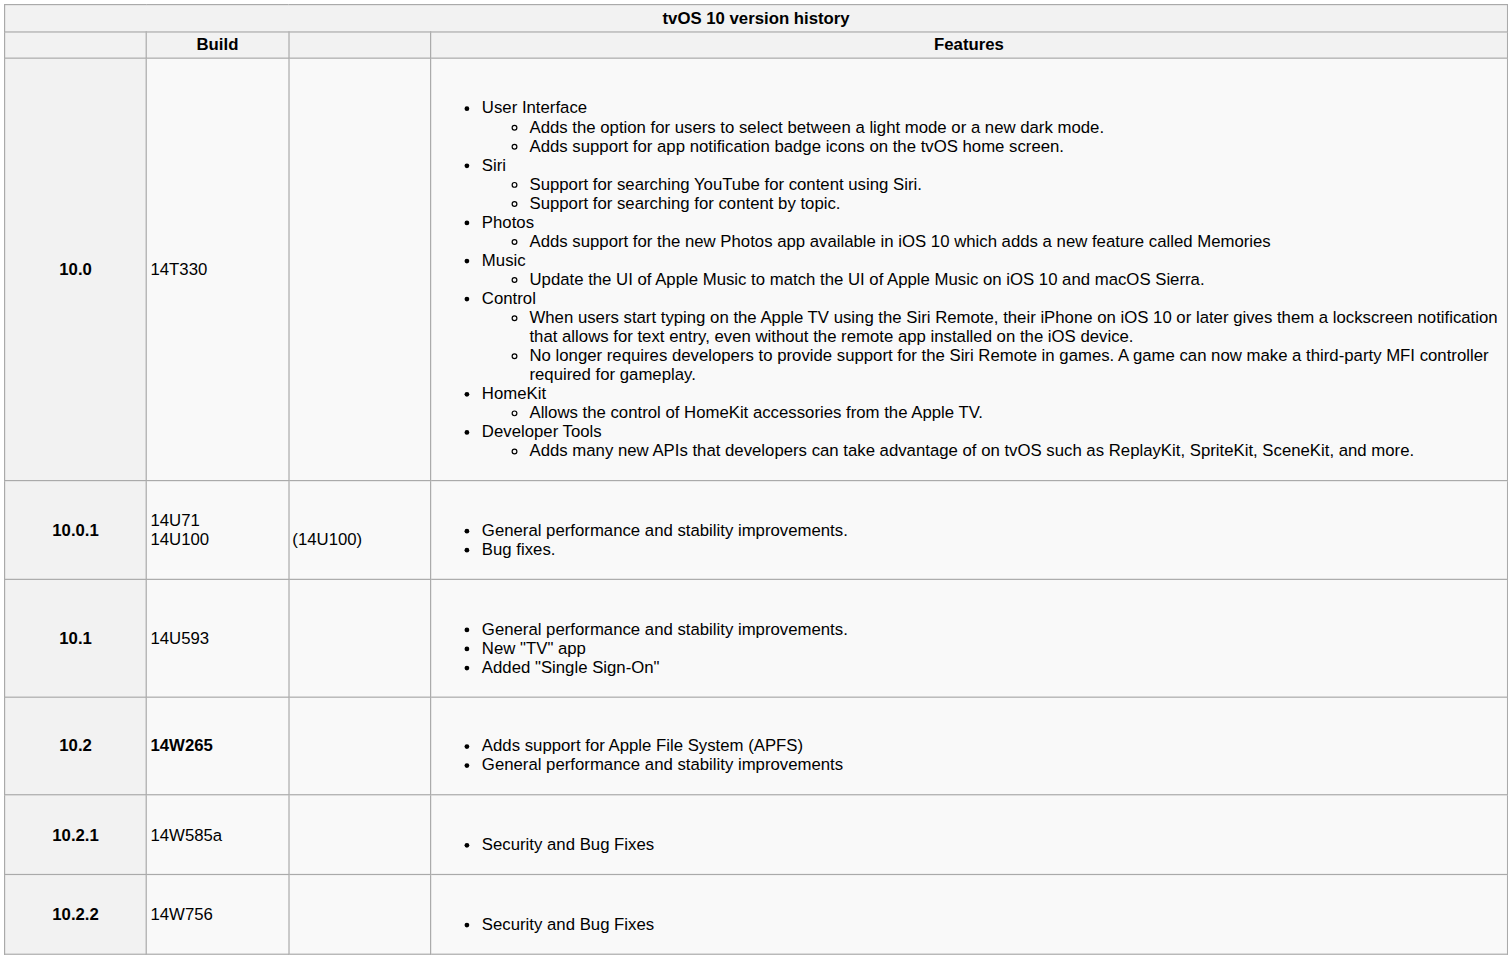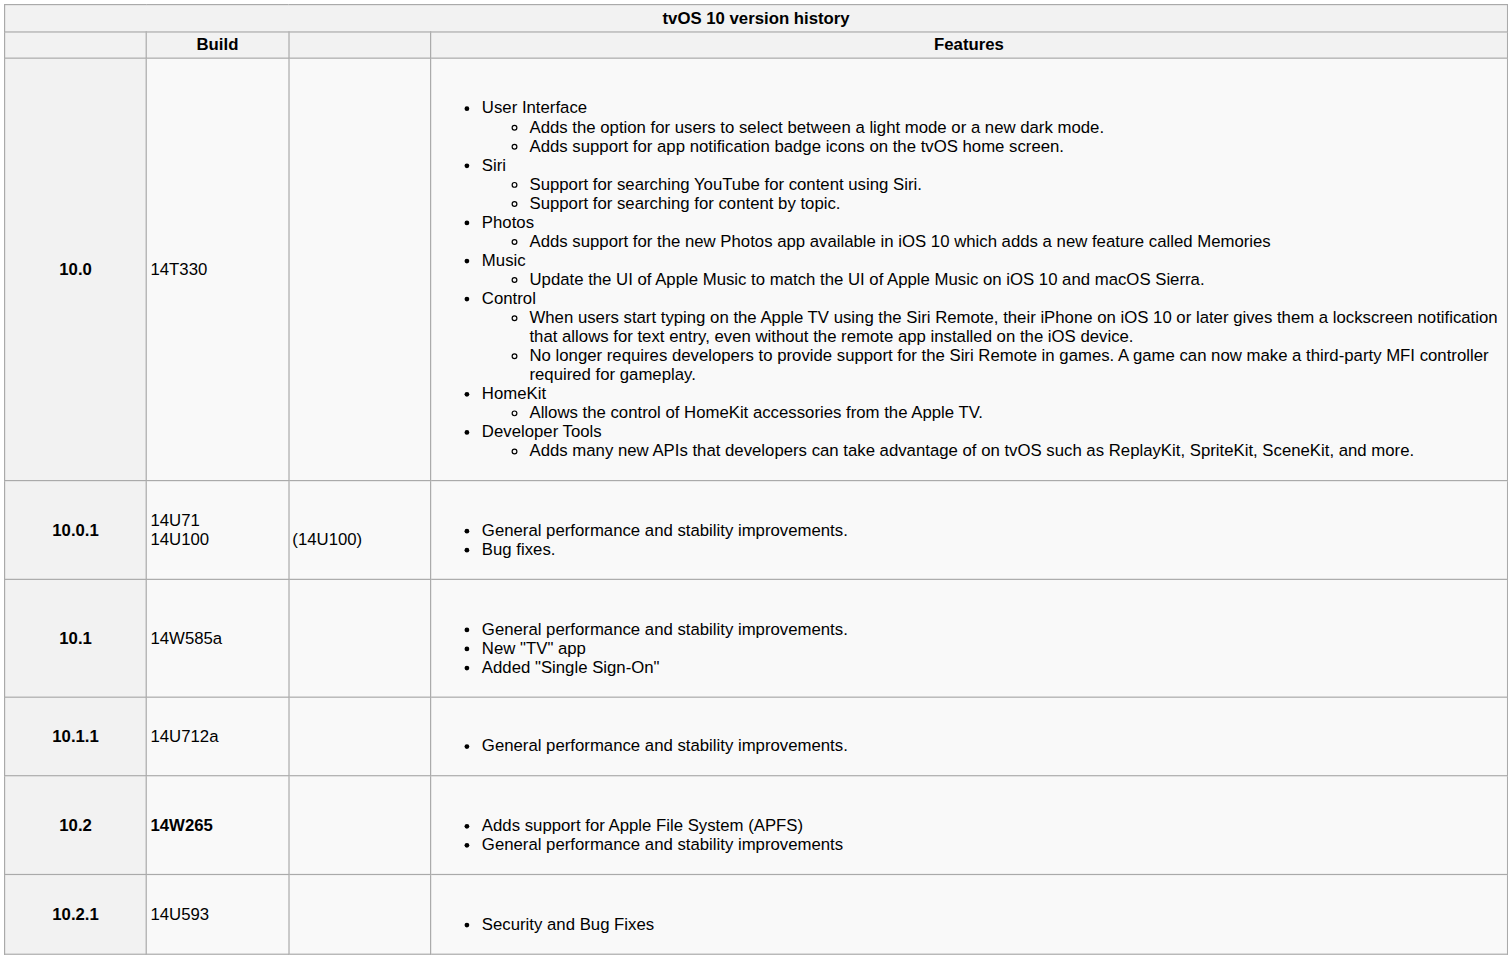(180, 638) 14U593 -> (186, 638) 14W585a
+ row: (76, 737)
(186, 835) 14W585a -> (180, 914) 14U593
- row: (76, 914)
